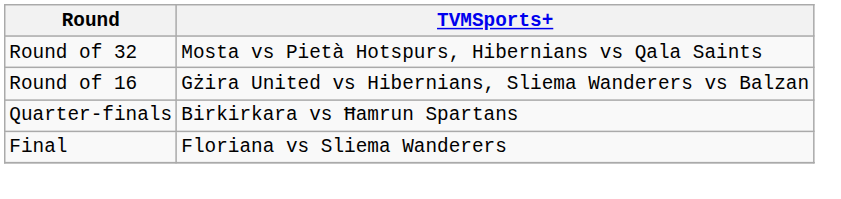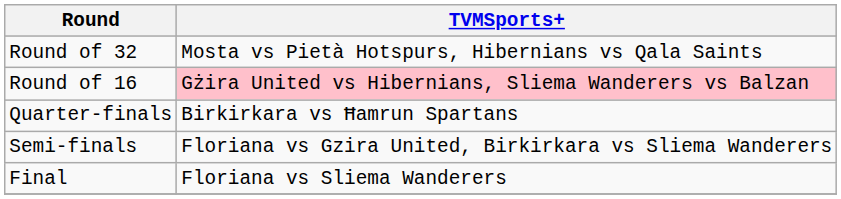(495, 84) no background -> (495, 84) pink background
+ row: (73, 147)
